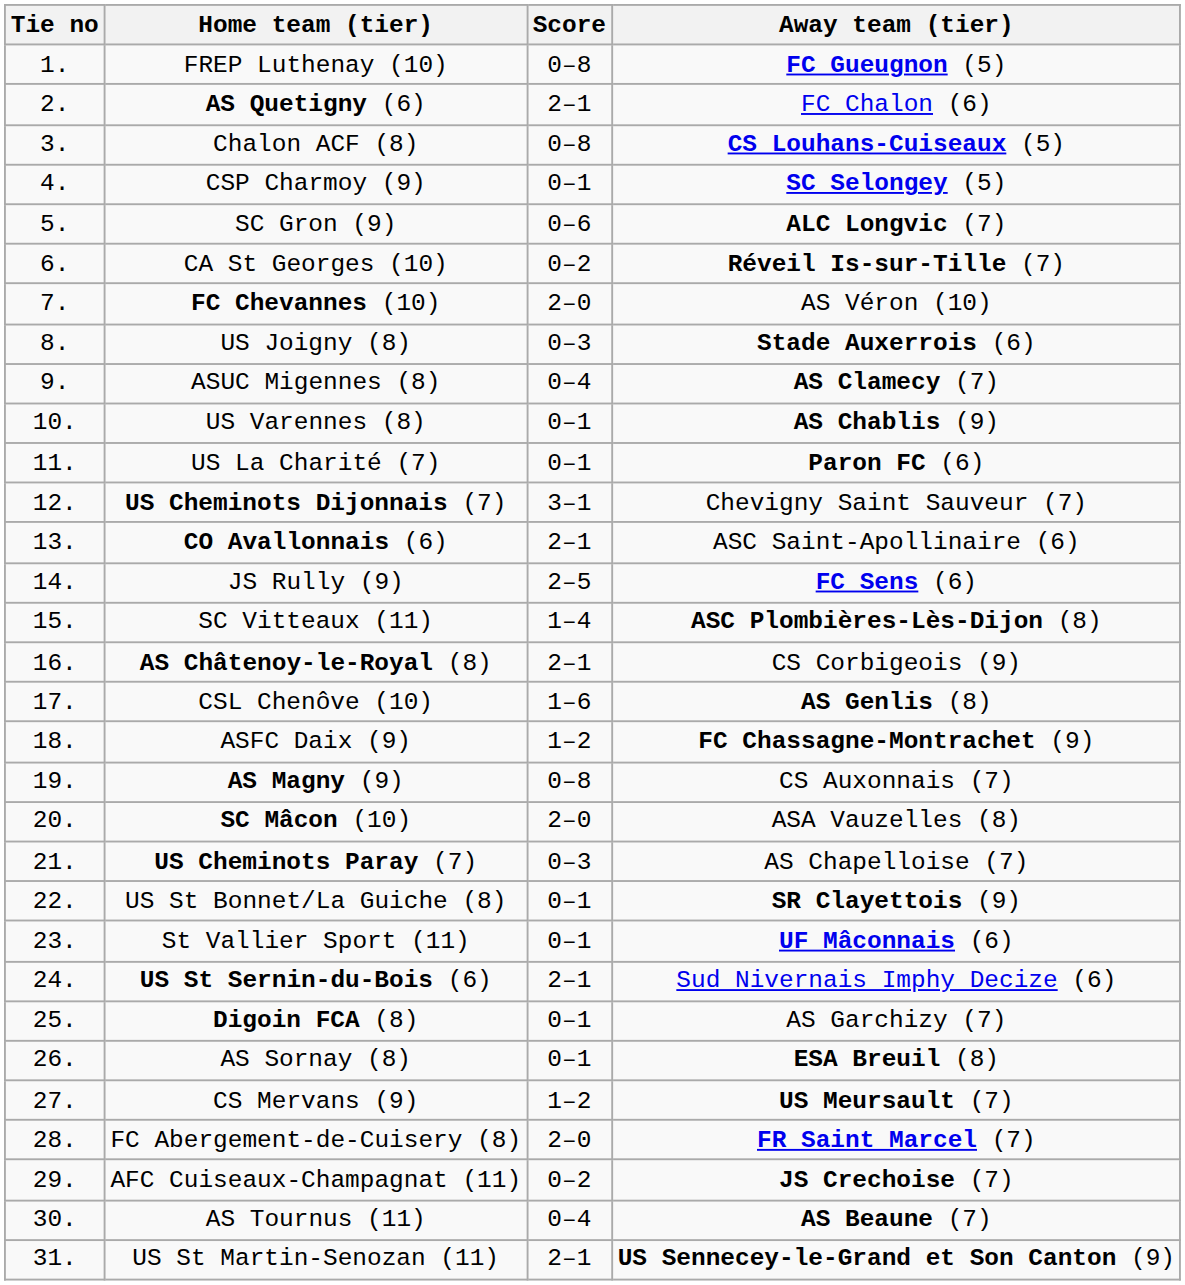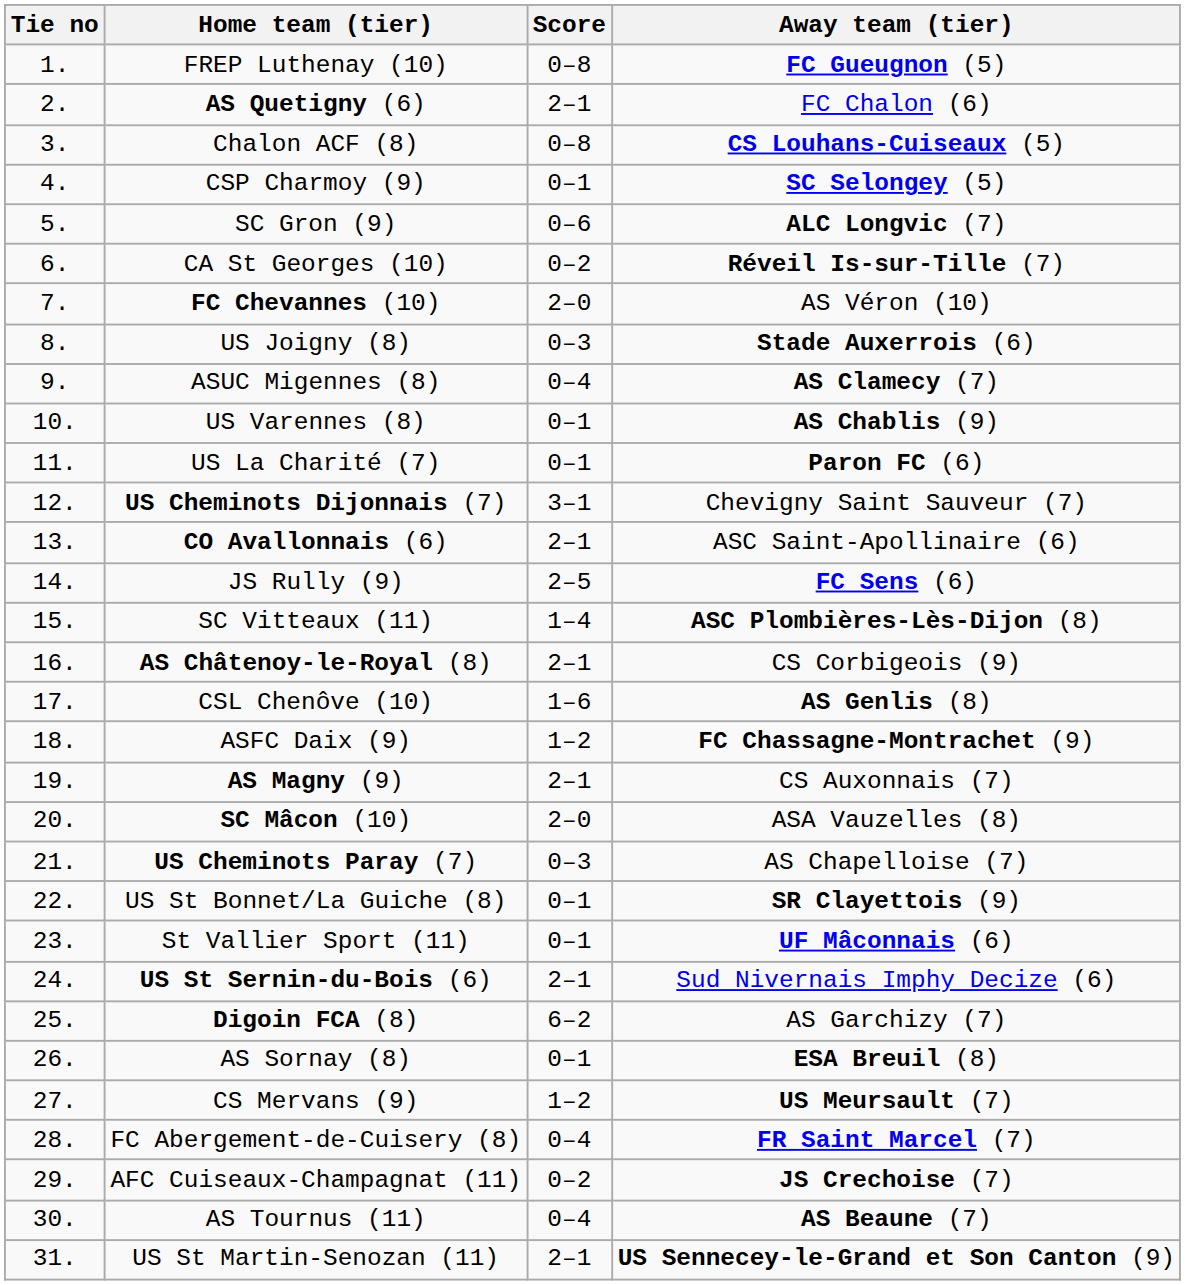(569, 782) 0–8 -> (569, 782) 2–1
(569, 1021) 0–1 -> (569, 1021) 6–2
(569, 1140) 2–0 -> (569, 1140) 0–4
